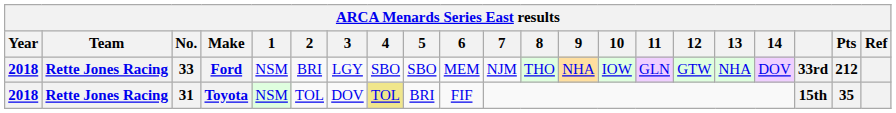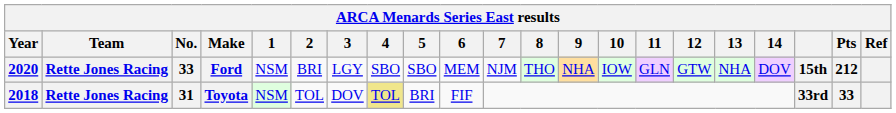(23, 69) 2018 -> (23, 69) 2020
(813, 69) 33rd -> (813, 69) 15th
(813, 95) 15th -> (813, 95) 33rd
(846, 95) 35 -> (846, 95) 33
